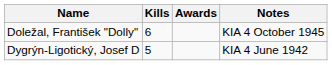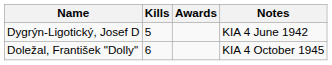rows swapped: (73, 32) <-> (73, 50)
